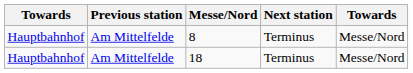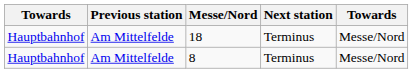rows swapped: (192, 36) <-> (195, 57)
